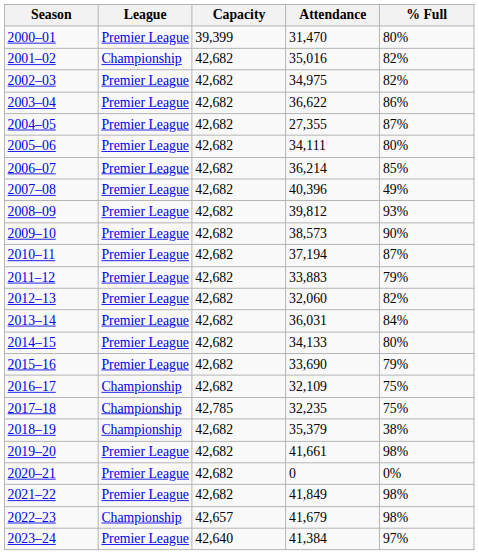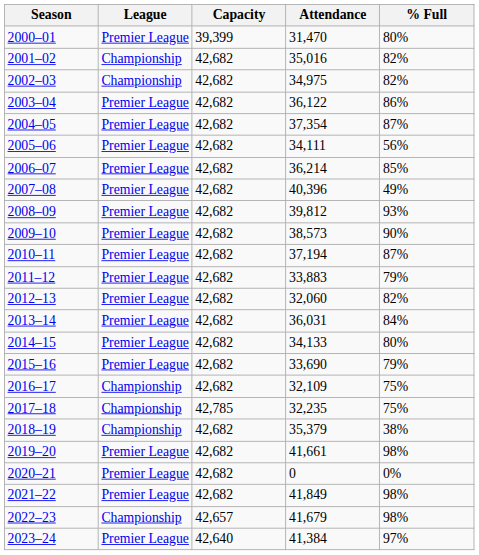(145, 80) Premier League -> (142, 80) Championship
(308, 102) 36,622 -> (308, 102) 36,122
(308, 124) 27,355 -> (308, 124) 37,354
(396, 146) 80% -> (396, 146) 56%
